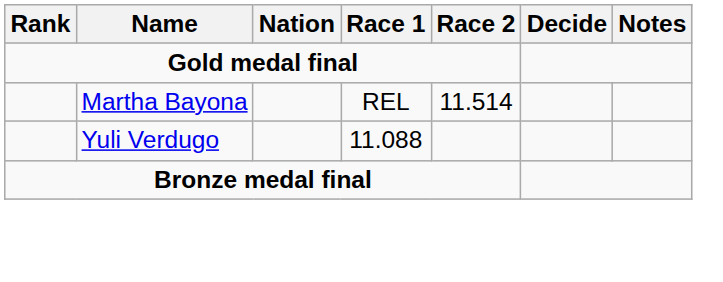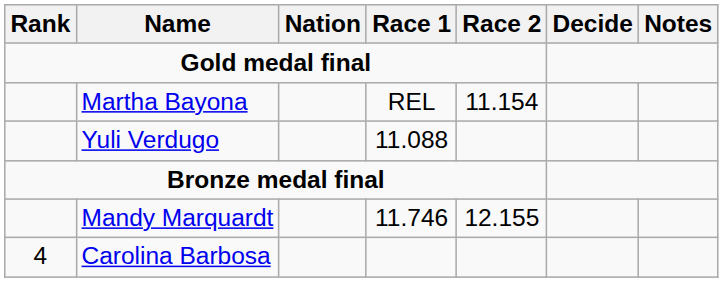(476, 101) 11.514 -> (502, 101) 11.154
+ row: (177, 218)
+ row: (176, 256)
